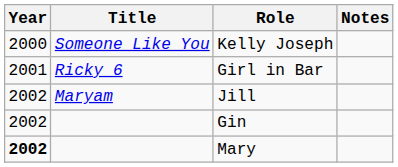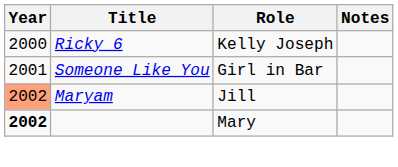(132, 44) Someone Like You -> (89, 44) Ricky 6
(89, 70) Ricky 6 -> (132, 70) Someone Like You
(28, 97) no background -> (28, 97) lightsalmon background
- row: (232, 123)
